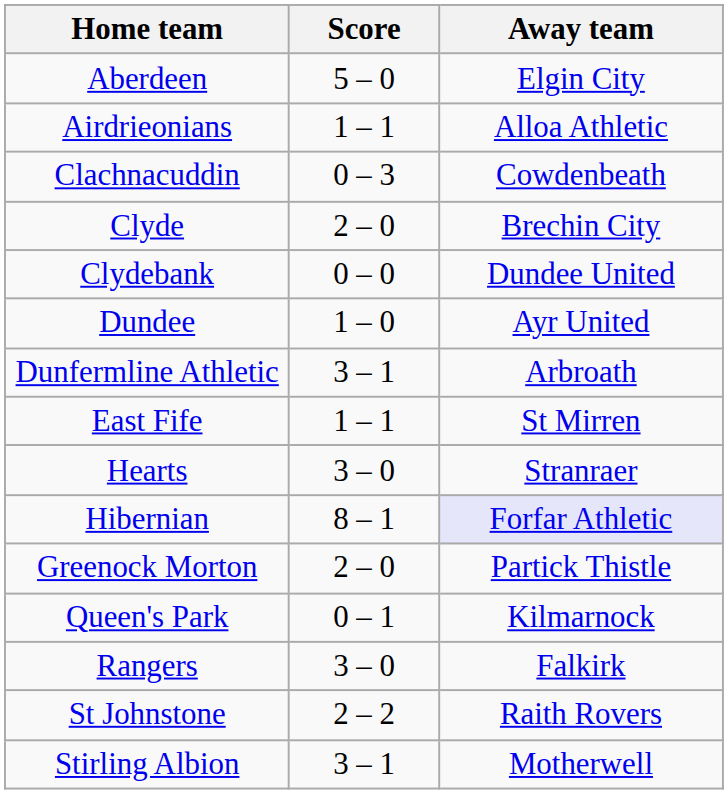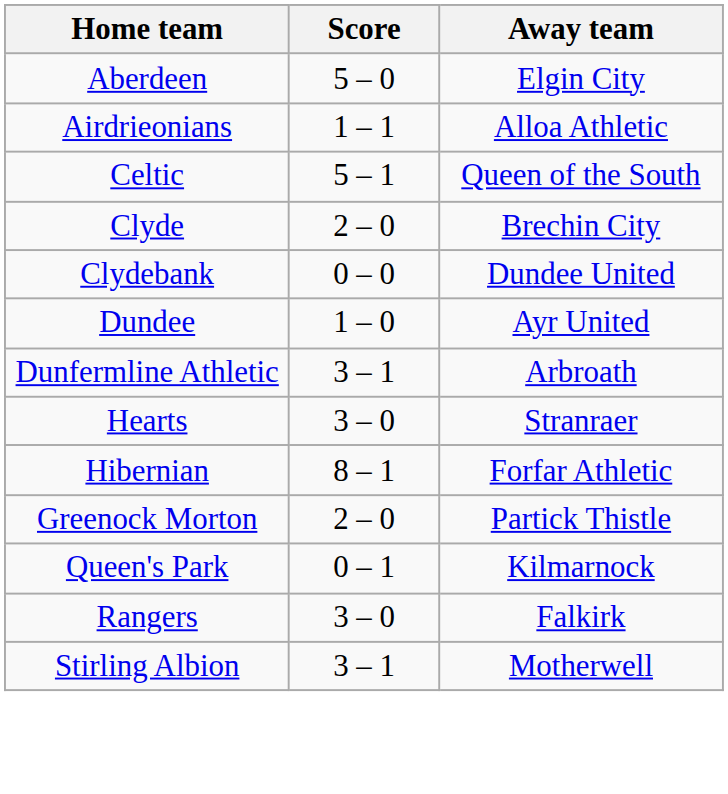+ row: (147, 175)
- row: (147, 175)
- row: (147, 420)
(581, 518) lavender background -> (581, 469) no background
- row: (147, 714)
